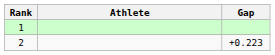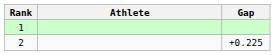(246, 42) +0.223 -> (246, 42) +0.225
